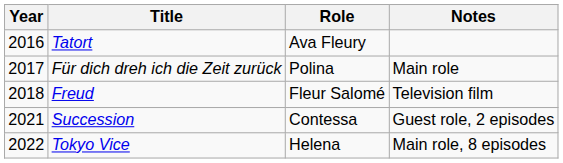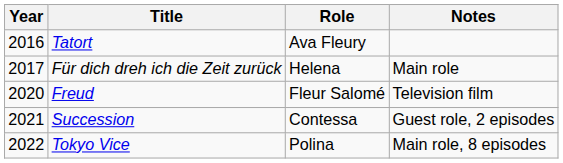(311, 68) Polina -> (315, 68) Helena
(26, 94) 2018 -> (26, 94) 2020
(315, 145) Helena -> (311, 145) Polina
